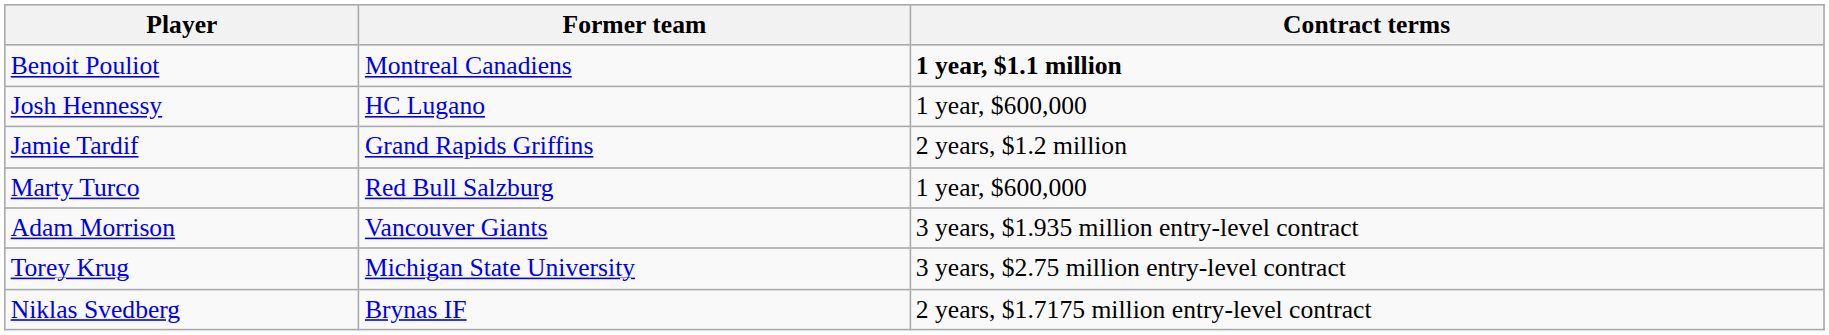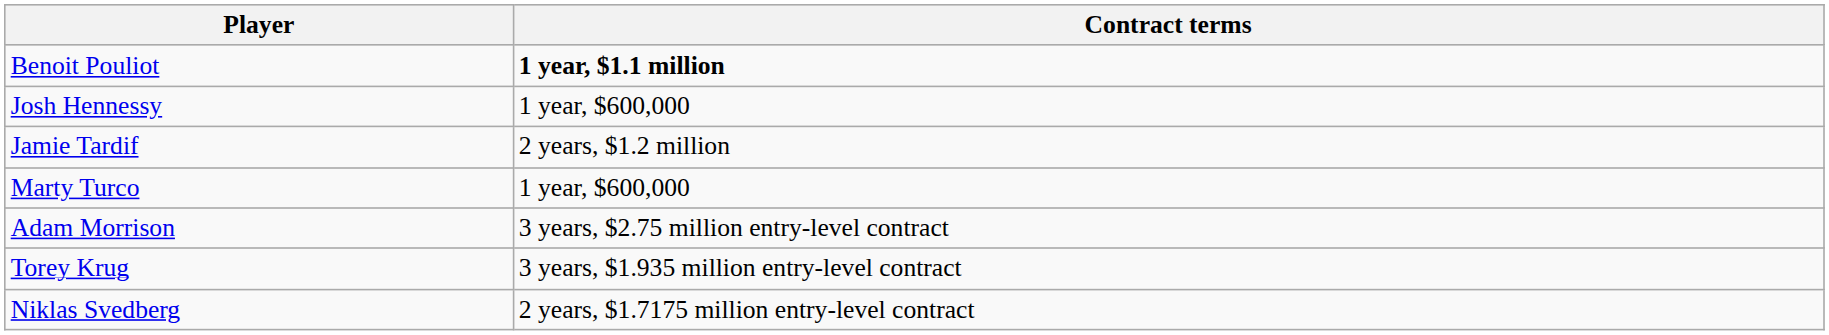- column: (634, 24)
(1137, 227) 3 years, $1.935 million entry-level contract -> (734, 227) 3 years, $2.75 million entry-level contract
(1131, 268) 3 years, $2.75 million entry-level contract -> (740, 268) 3 years, $1.935 million entry-level contract
